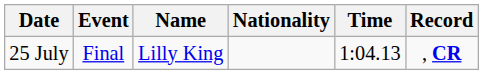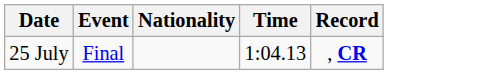- column: (181, 20)
